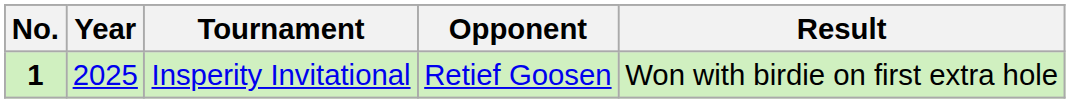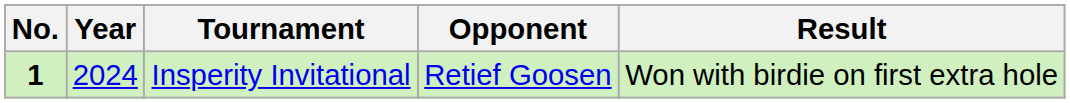(105, 75) 2025 -> (105, 75) 2024
